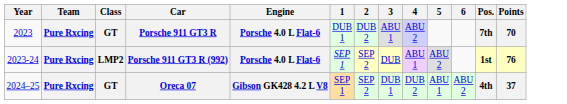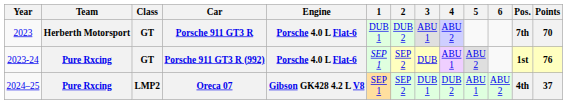(69, 32) Pure Rxcing -> (87, 32) Herberth Motorsport
(111, 59) LMP2 -> (147, 59) GT
(111, 85) GT -> (147, 85) LMP2
